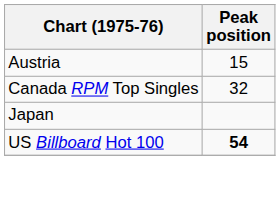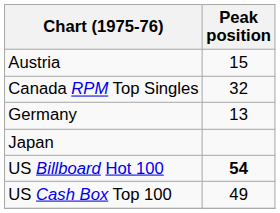+ row: (43, 115)
+ row: (90, 194)
